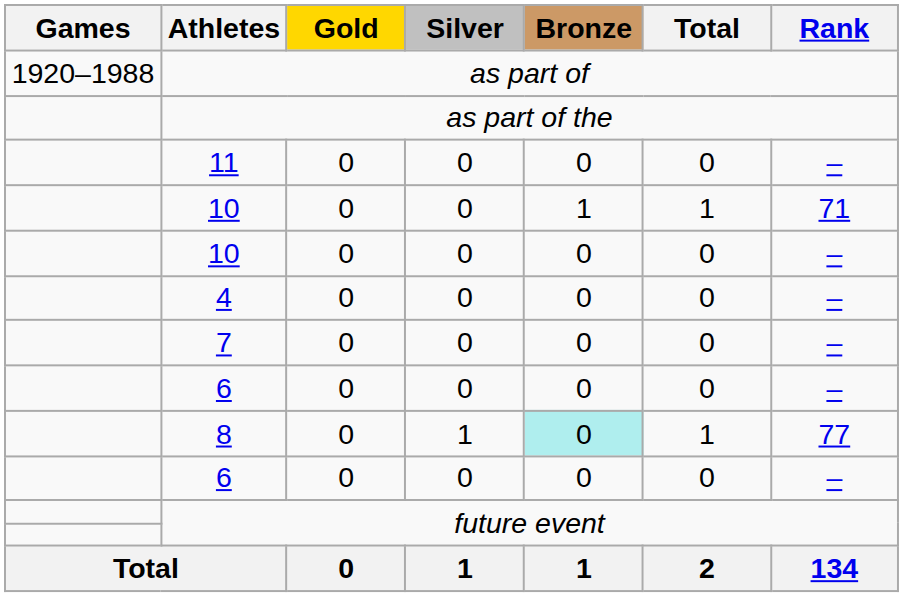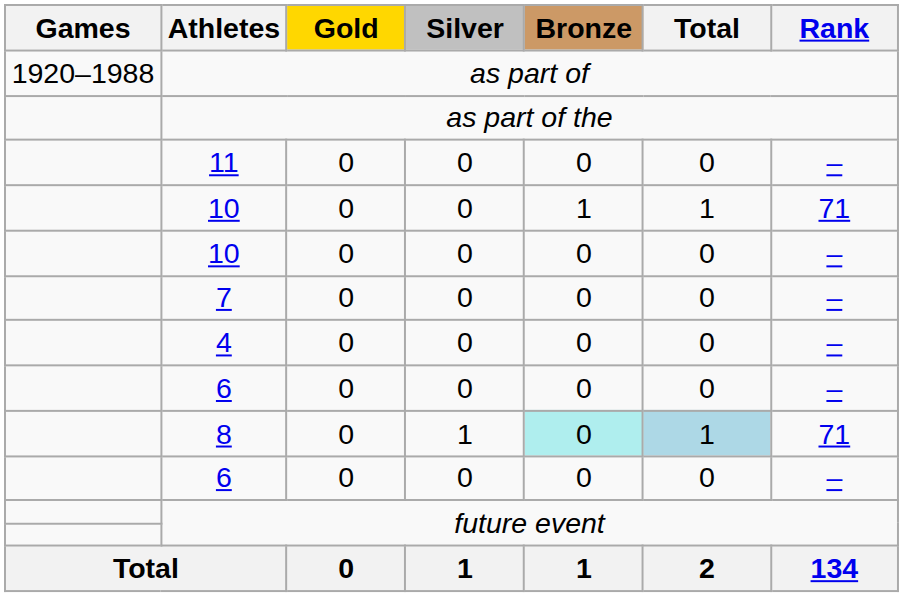rows swapped: (224, 343) <-> (224, 298)
(707, 433) no background -> (707, 433) lightblue background
(834, 433) 77 -> (834, 433) 71
